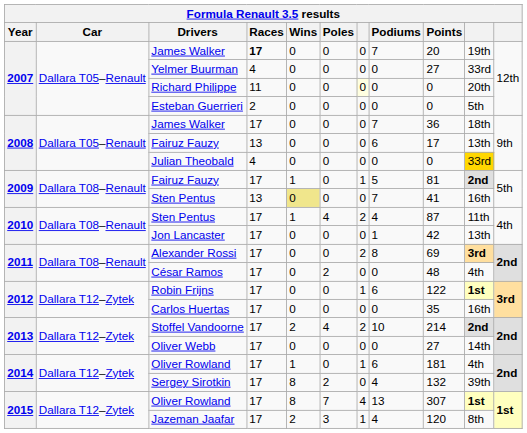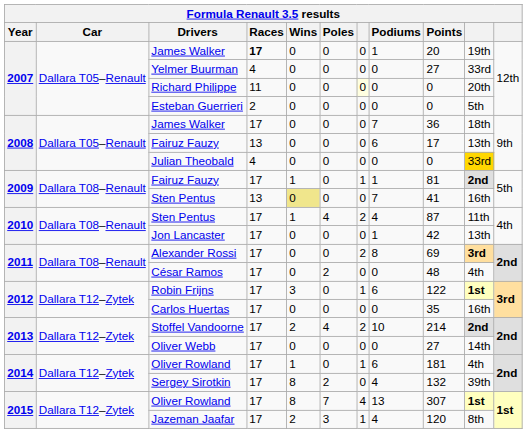(375, 50) 7 -> (375, 50) 1
(375, 179) 5 -> (375, 179) 1
(293, 290) 0 -> (293, 290) 3
